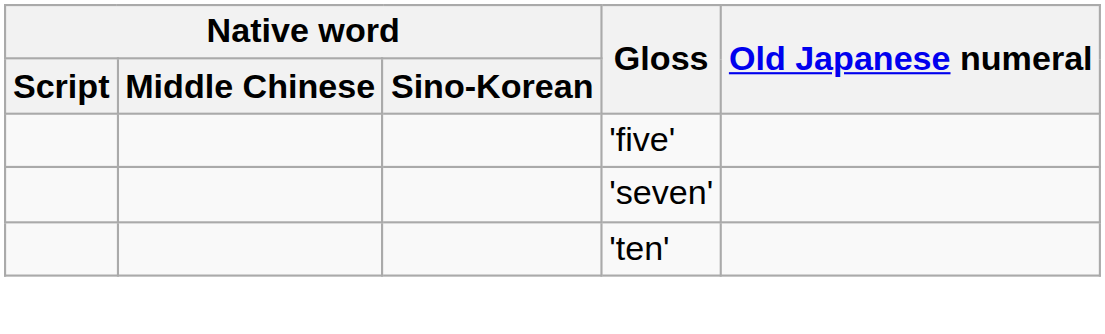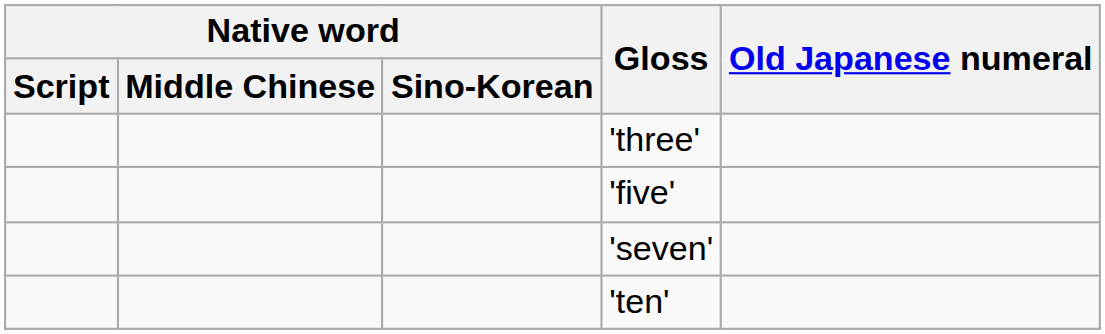+ row: (655, 139)
